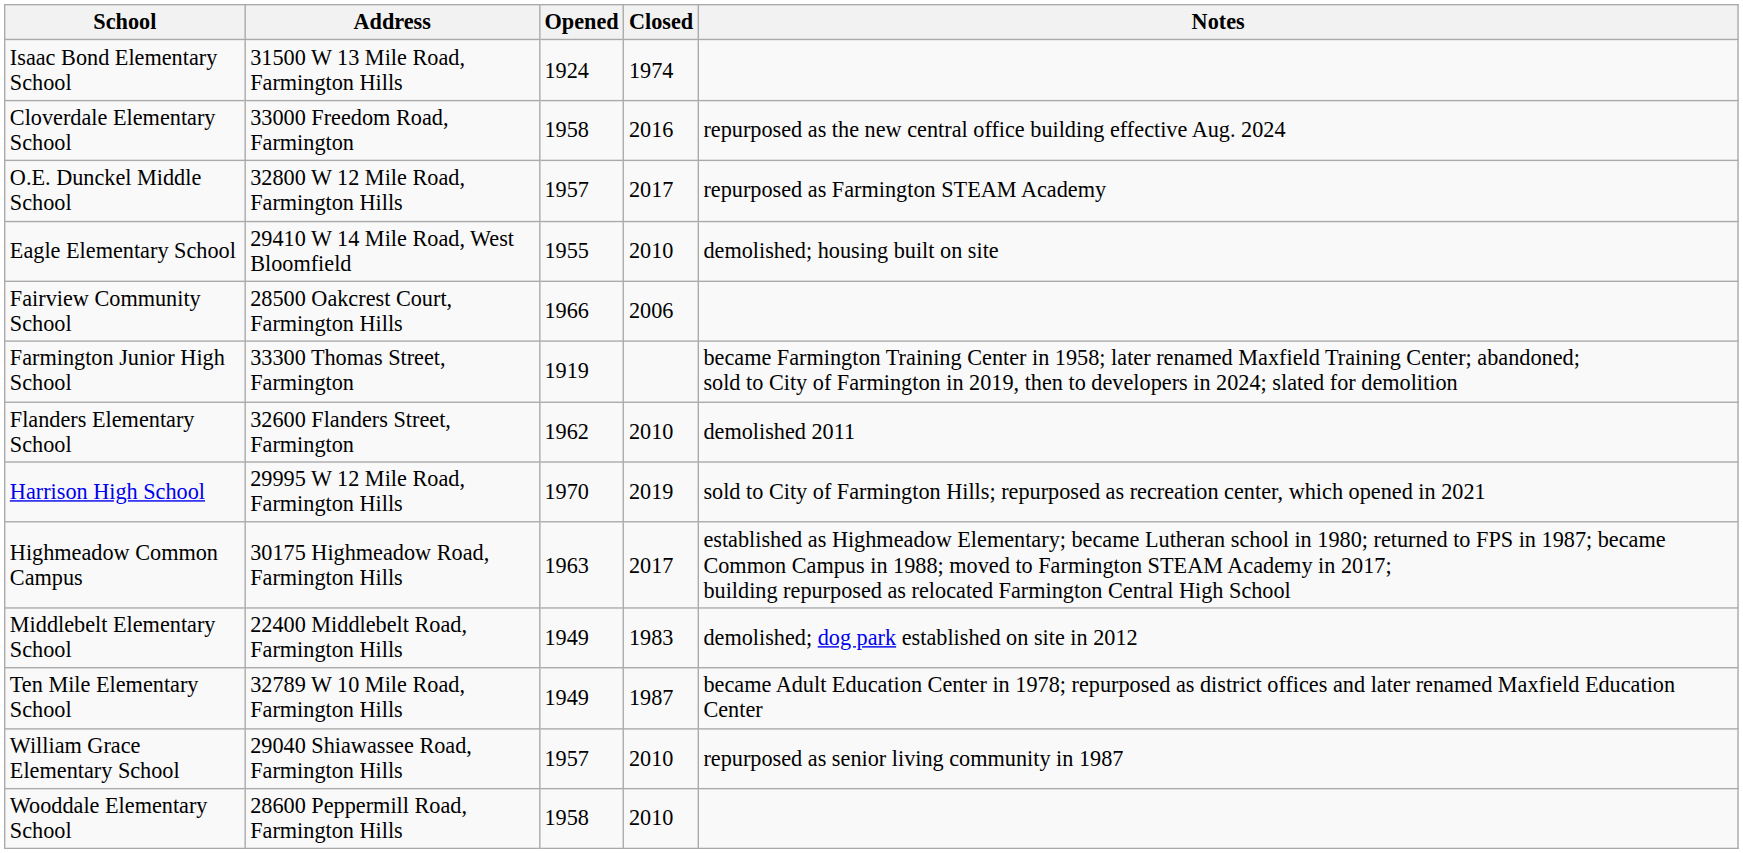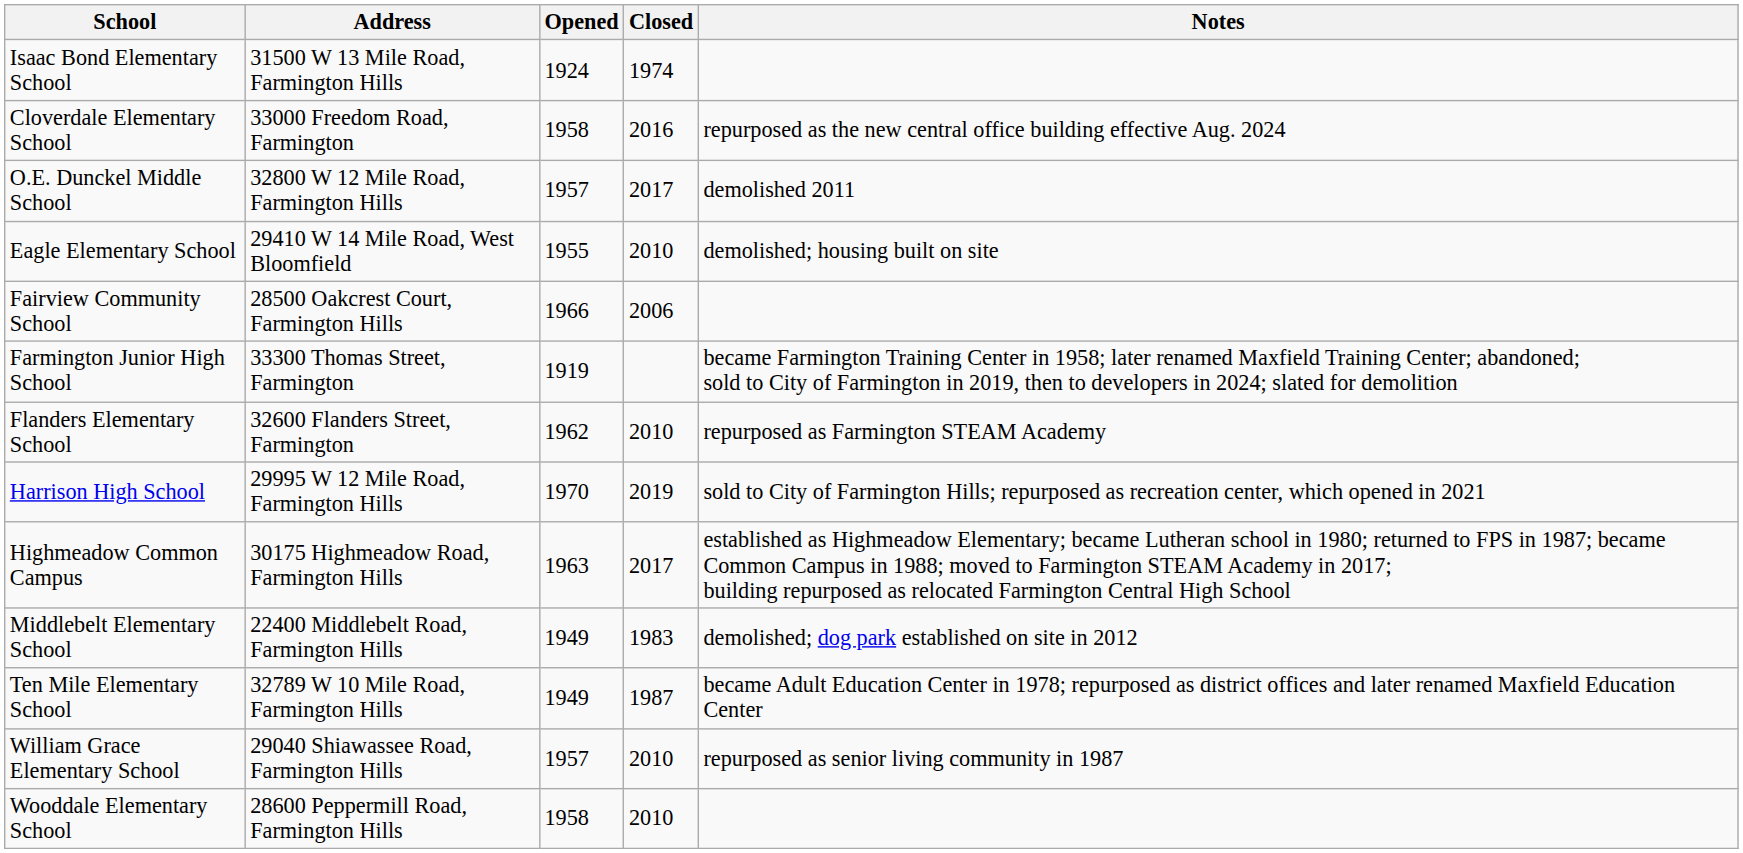(905, 190) repurposed as Farmington STEAM Academy -> (779, 190) demolished 2011
(779, 431) demolished 2011 -> (905, 431) repurposed as Farmington STEAM Academy
